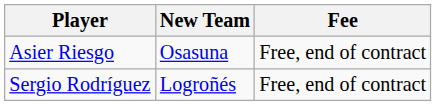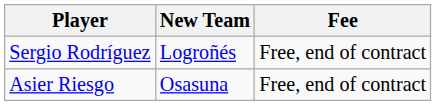rows swapped: (62, 52) <-> (80, 84)
